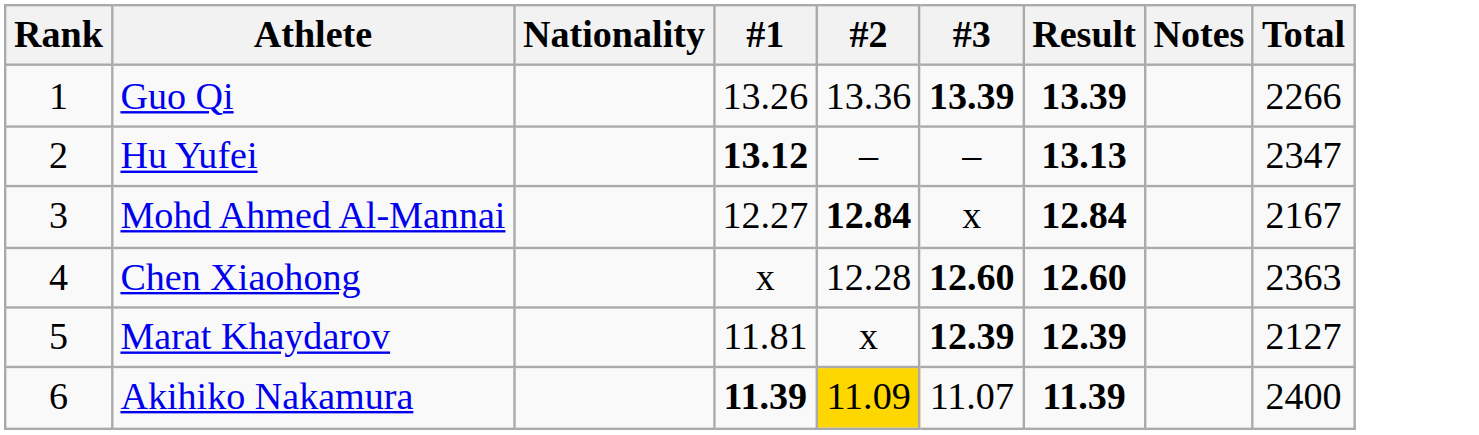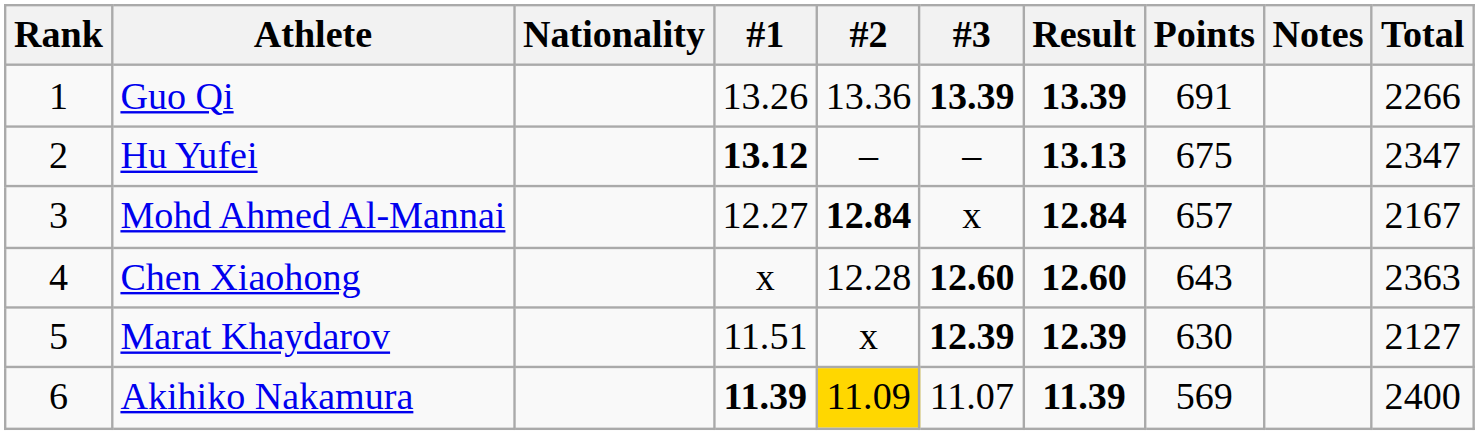+ column: (1204, 34)
(765, 336) 11.81 -> (765, 336) 11.51
